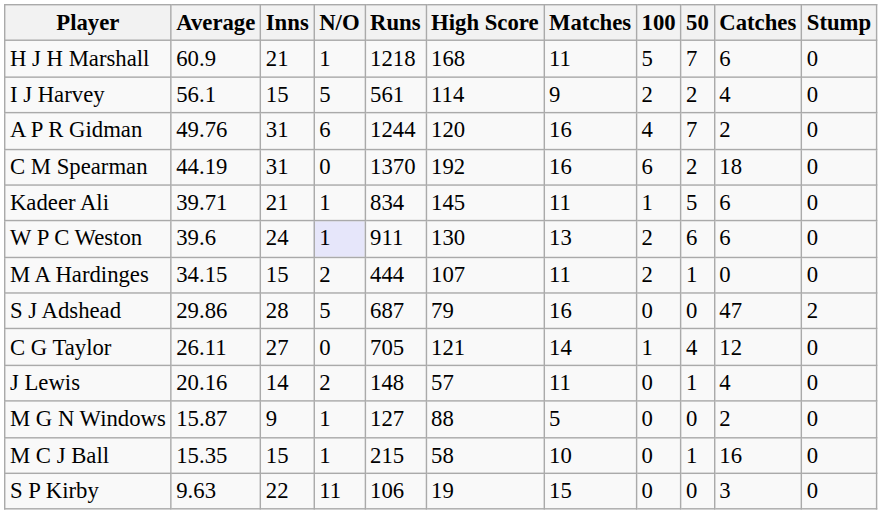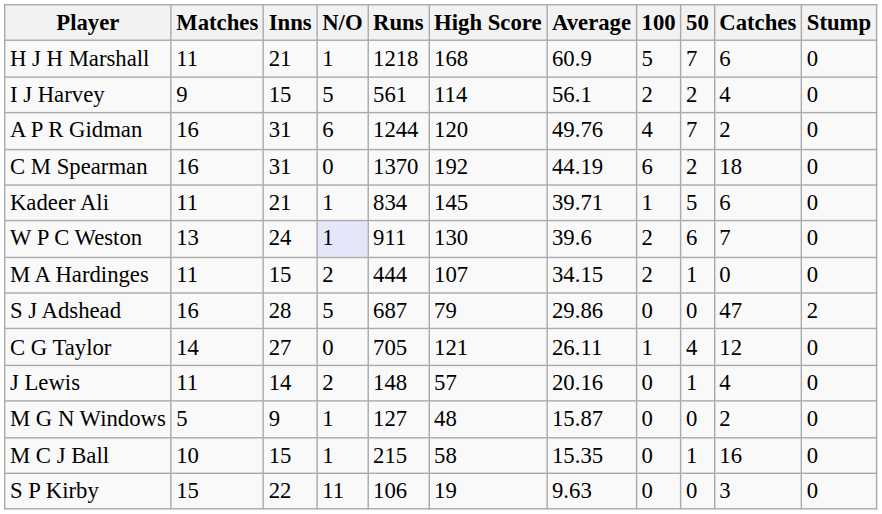columns swapped: (590, 22) <-> (216, 22)
(725, 238) 6 -> (725, 238) 7
(442, 418) 88 -> (445, 418) 48
